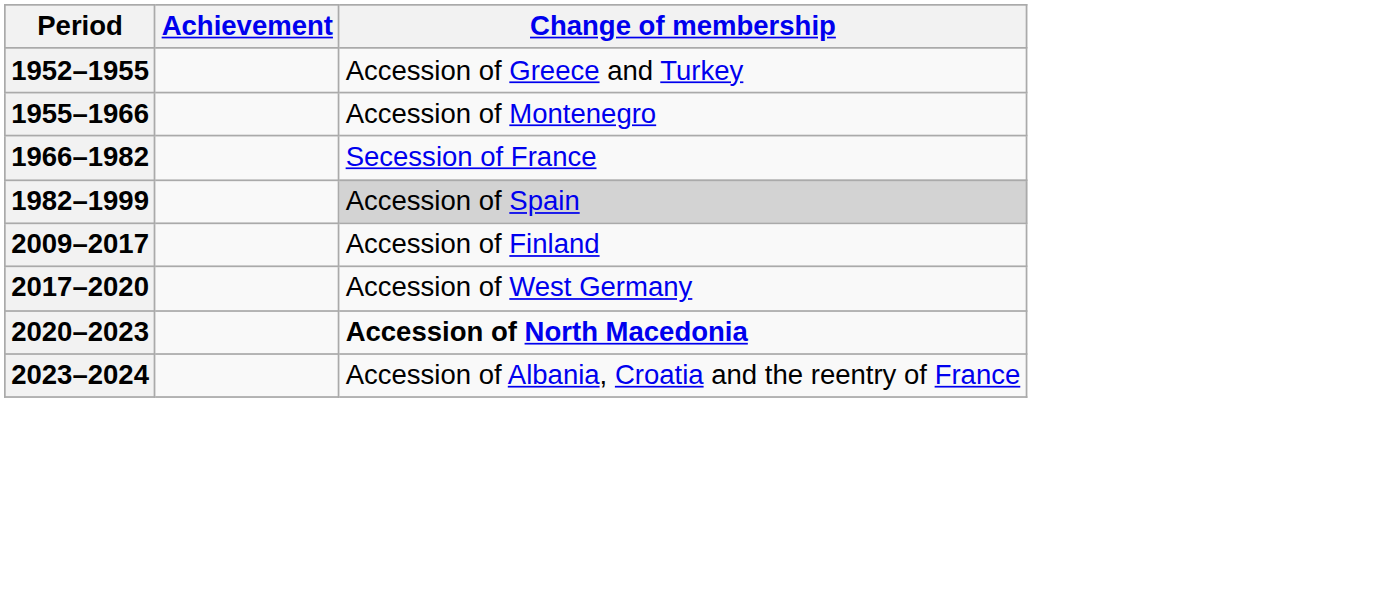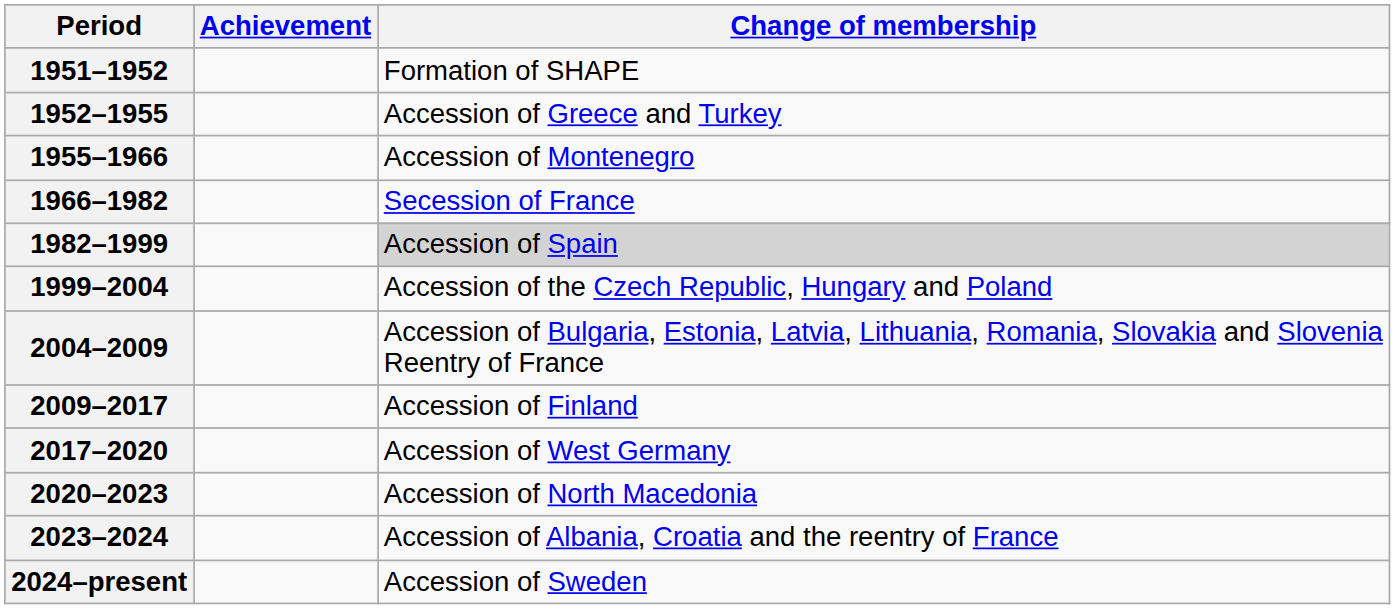+ row: (99, 69)
+ row: (99, 288)
+ row: (99, 347)
(547, 331) bold -> (570, 493) normal
+ row: (99, 581)
